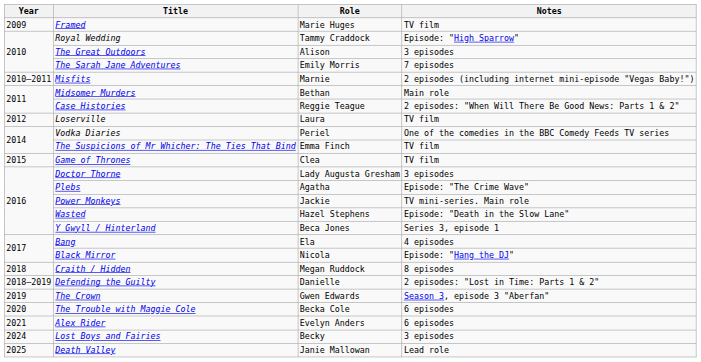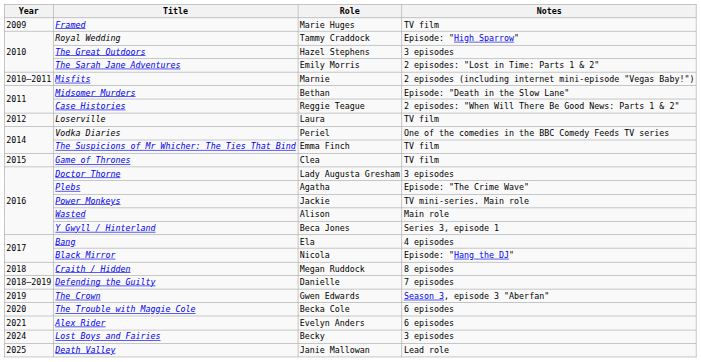(315, 52) Alison -> (335, 52) Hazel Stephens
(429, 65) 7 episodes -> (502, 65) 2 episodes: "Lost in Time: Parts 1 & 2"
(426, 92) Main role -> (487, 92) Episode: "Death in the Slow Lane"
(335, 214) Hazel Stephens -> (315, 214) Alison
(487, 214) Episode: "Death in the Slow Lane" -> (426, 214) Main role
(502, 282) 2 episodes: "Lost in Time: Parts 1 & 2" -> (429, 282) 7 episodes
